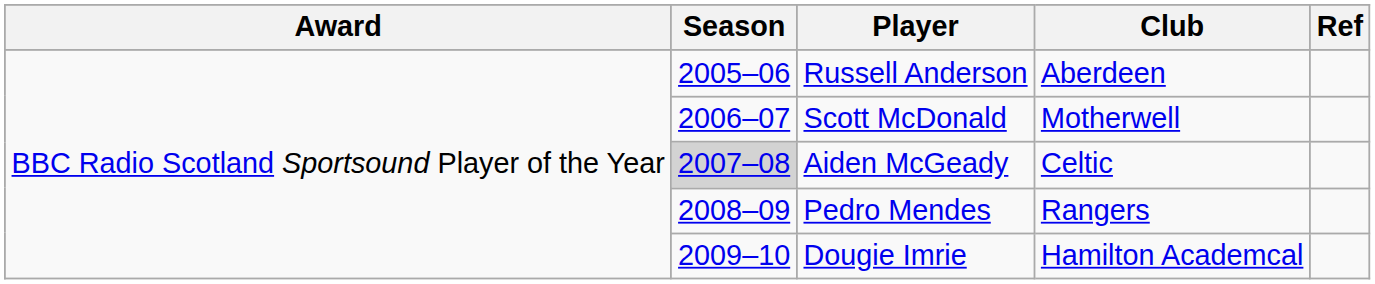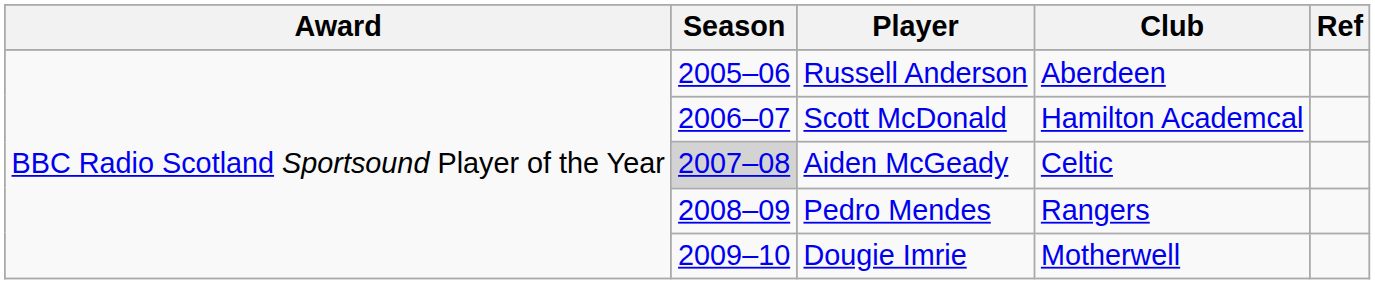(1111, 118) Motherwell -> (1172, 118) Hamilton Academcal
(1172, 255) Hamilton Academcal -> (1111, 255) Motherwell
